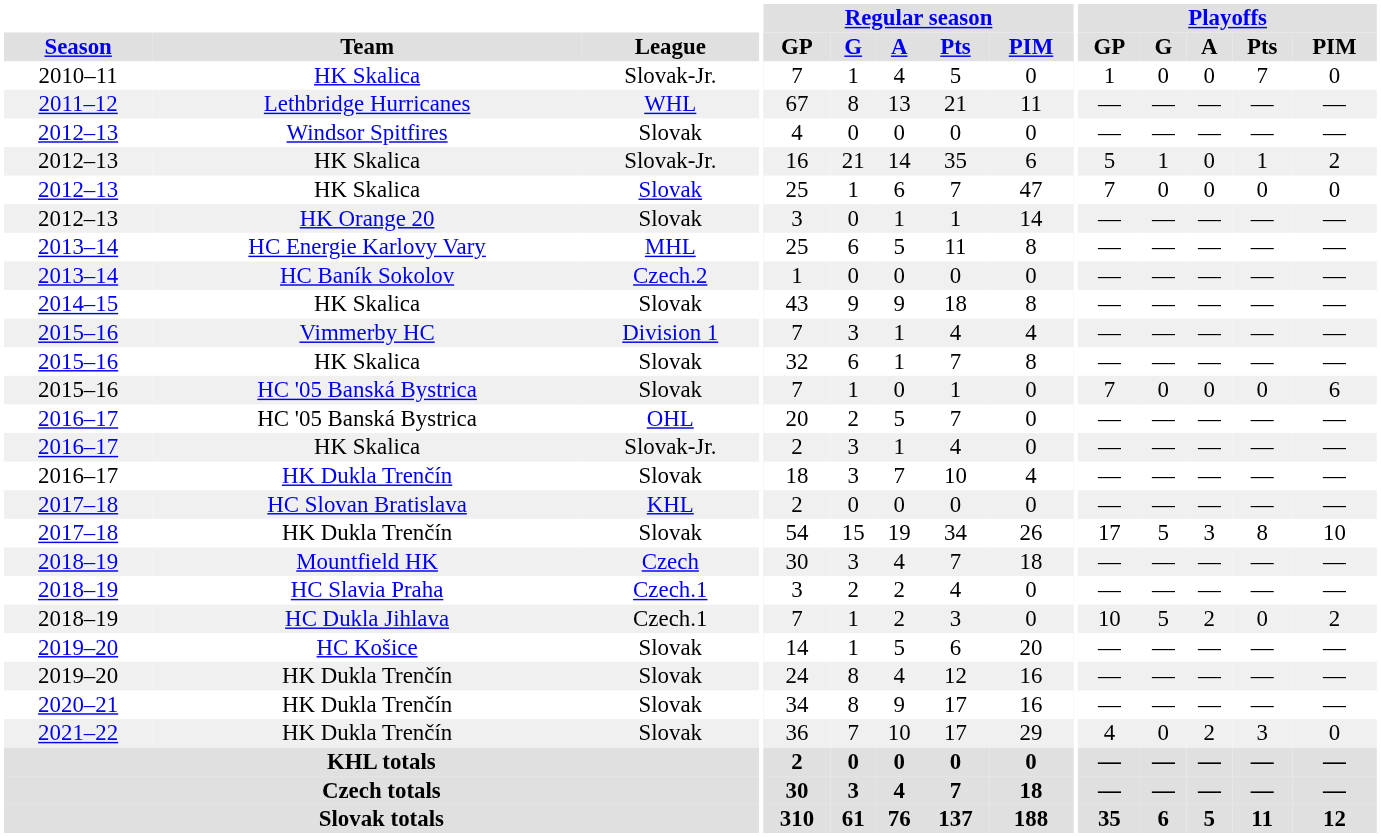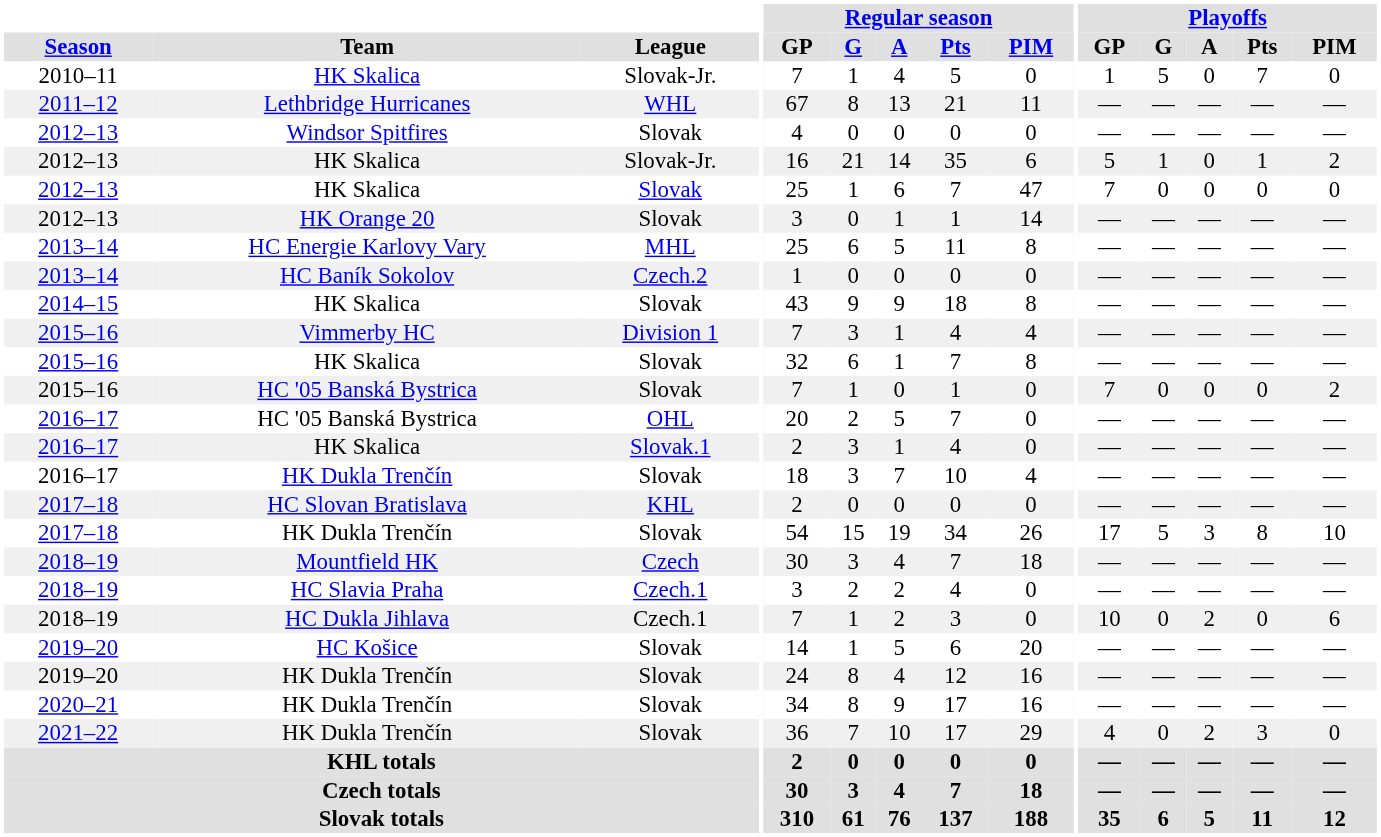(1163, 75) 0 -> (1163, 75) 5
(1334, 389) 6 -> (1334, 389) 2
(670, 447) Slovak-Jr. -> (670, 447) Slovak.1
(1163, 618) 5 -> (1163, 618) 0
(1334, 618) 2 -> (1334, 618) 6
